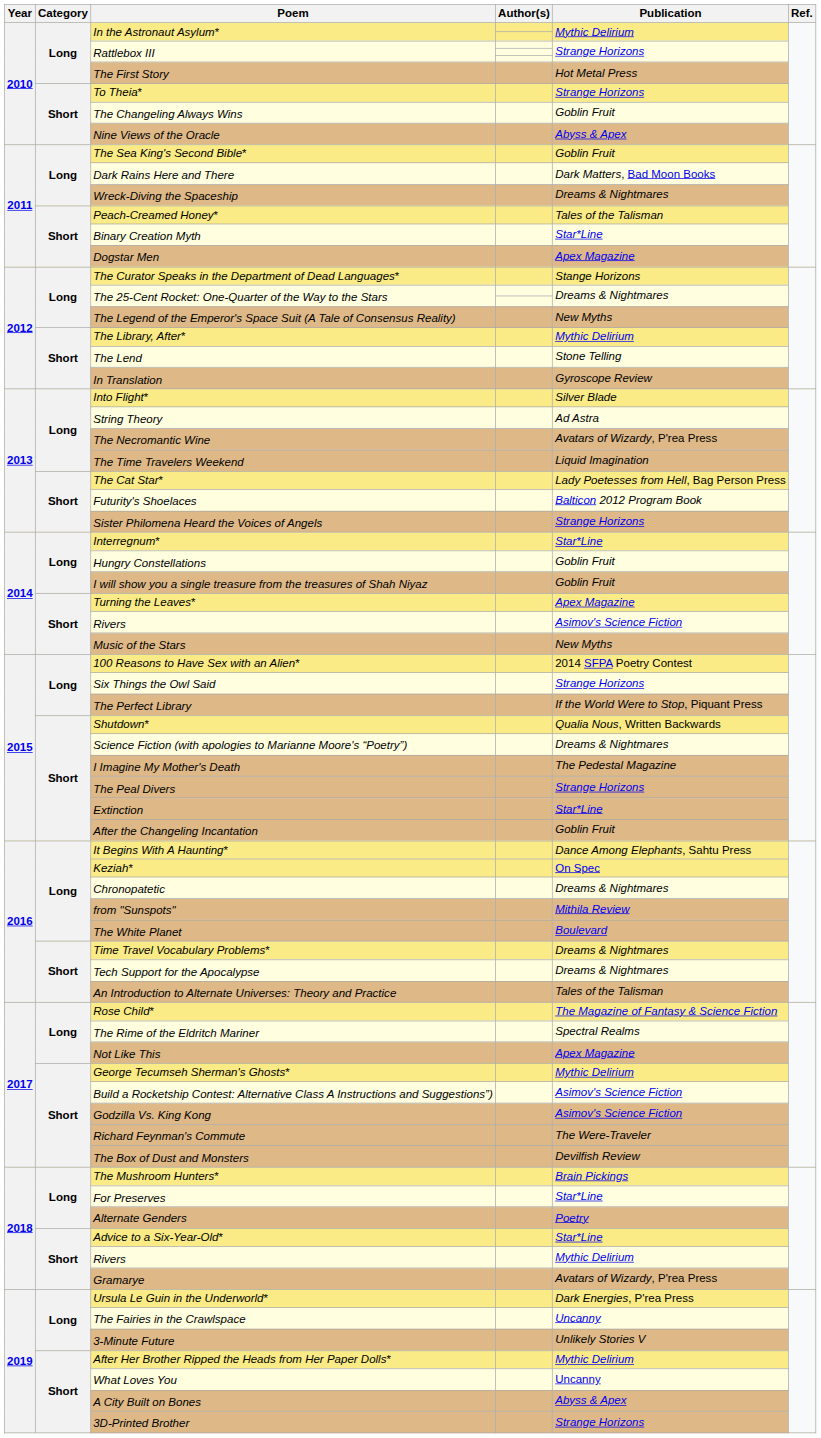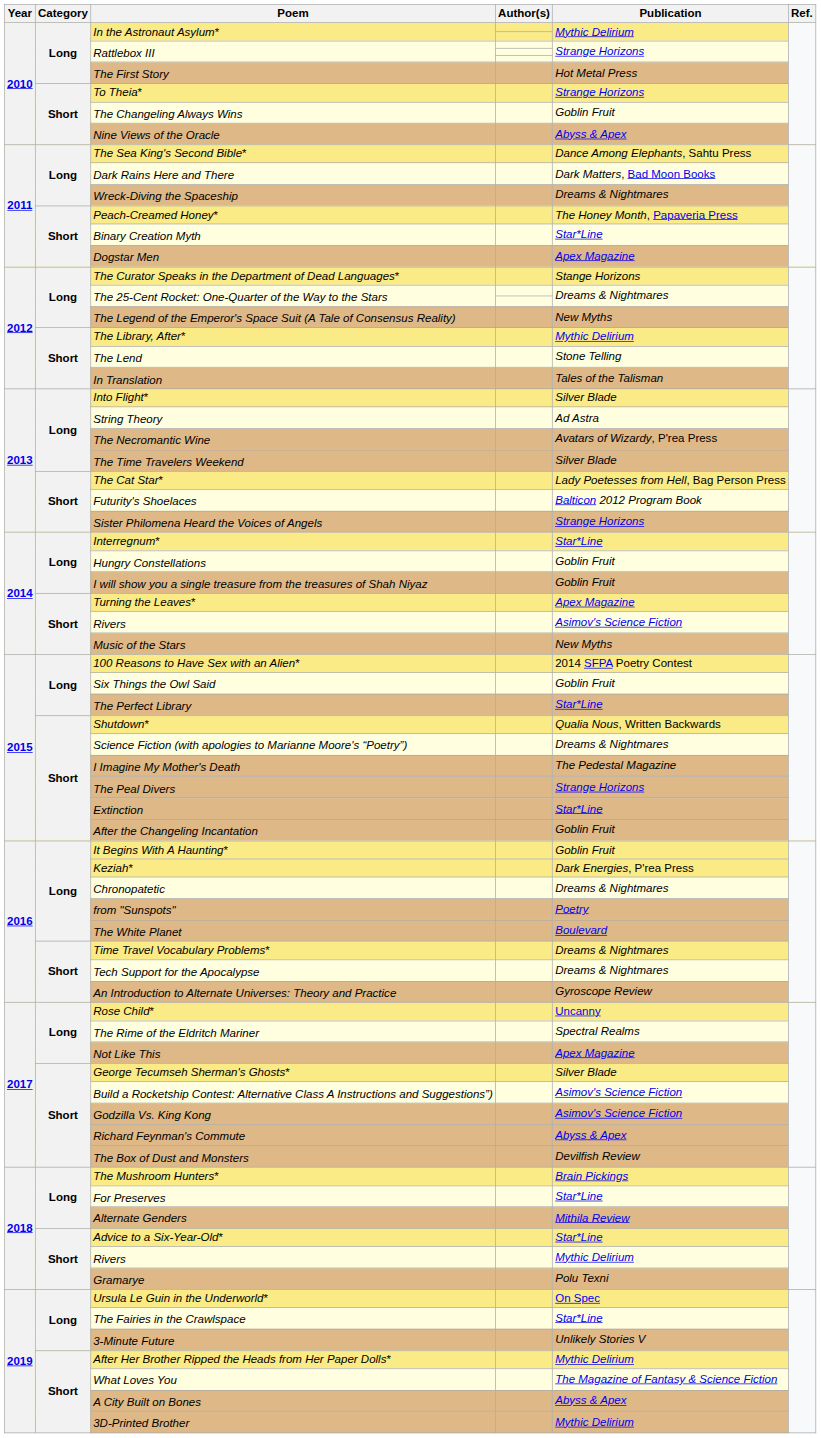(585, 153) Goblin Fruit -> (653, 153) Dance Among Elephants, Sahtu Press
(609, 215) Tales of the Talisman -> (646, 215) The Honey Month, Papaveria Press
(604, 378) Gyroscope Review -> (609, 378) Tales of the Talisman
(602, 460) Liquid Imagination -> (586, 460) Silver Blade
(600, 683) Strange Horizons -> (585, 683) Goblin Fruit
(659, 704) If the World Were to Stop, Piquant Press -> (579, 704) Star*Line
(653, 849) Dance Among Elephants, Sahtu Press -> (585, 849) Goblin Fruit
(578, 868) On Spec -> (624, 868) Dark Energies, P'rea Press
(592, 909) Mithila Review -> (572, 909) Poetry
(609, 991) Tales of the Talisman -> (604, 991) Gyroscope Review
(666, 1011) The Magazine of Fantasy & Science Fiction -> (578, 1011) Uncanny
(595, 1072) Mythic Delirium -> (586, 1072) Silver Blade
(603, 1135) The Were-Traveler -> (591, 1135) Abyss & Apex
(572, 1217) Poetry -> (592, 1217) Mithila Review
(636, 1278) Avatars of Wizardy, P'rea Press -> (582, 1278) Polu Texni
(624, 1298) Dark Energies, P'rea Press -> (578, 1298) On Spec
(578, 1318) Uncanny -> (579, 1318) Star*Line
(578, 1379) Uncanny -> (666, 1379) The Magazine of Fantasy & Science Fiction
(600, 1422) Strange Horizons -> (595, 1422) Mythic Delirium
